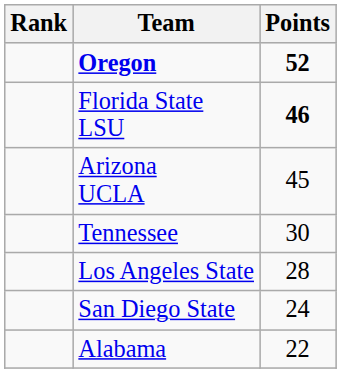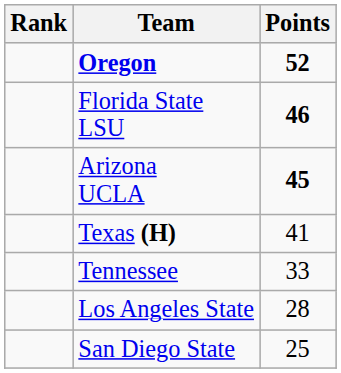(298, 180) normal -> (298, 180) bold
+ row: (127, 232)
(298, 232) 30 -> (298, 271) 33
(298, 309) 24 -> (298, 348) 25
- row: (122, 348)
